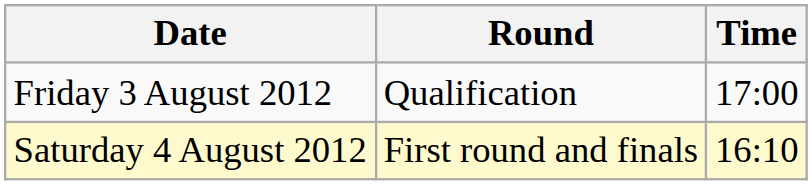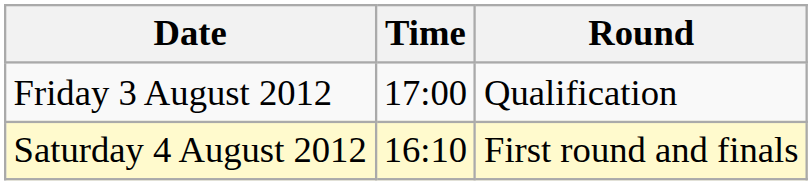columns swapped: (757, 33) <-> (541, 33)
